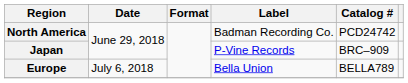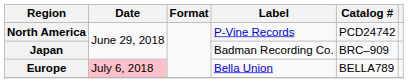(274, 31) Badman Recording Co. -> (254, 31) P-Vine Records
(254, 50) P-Vine Records -> (274, 50) Badman Recording Co.
(122, 68) no background -> (122, 68) pink background
